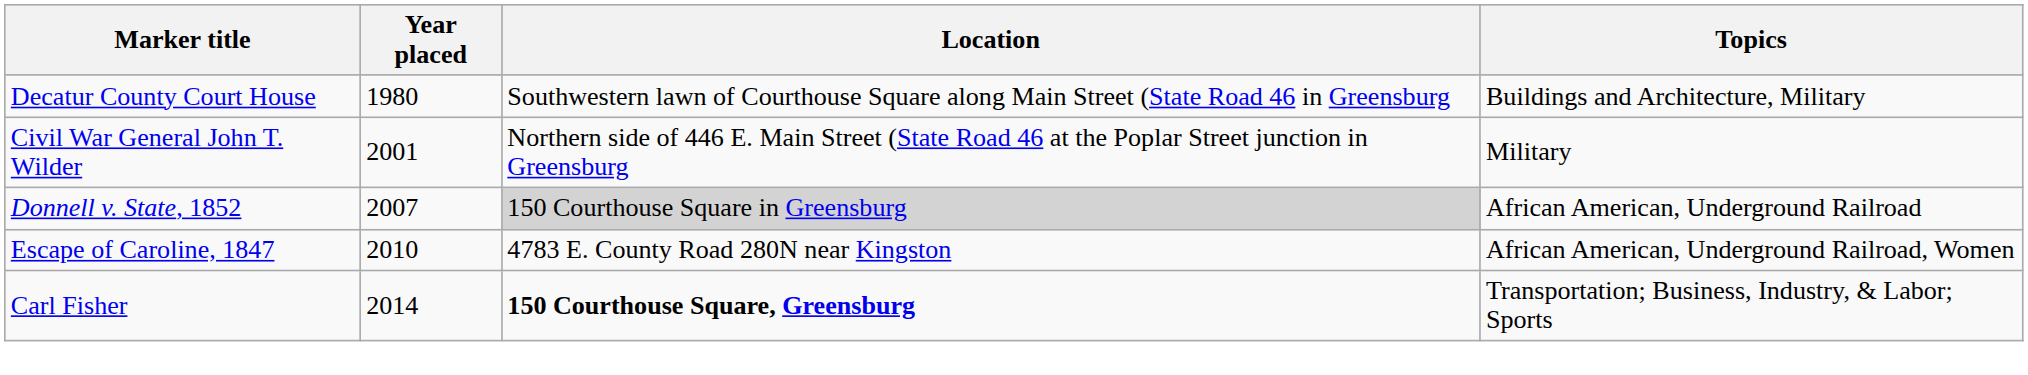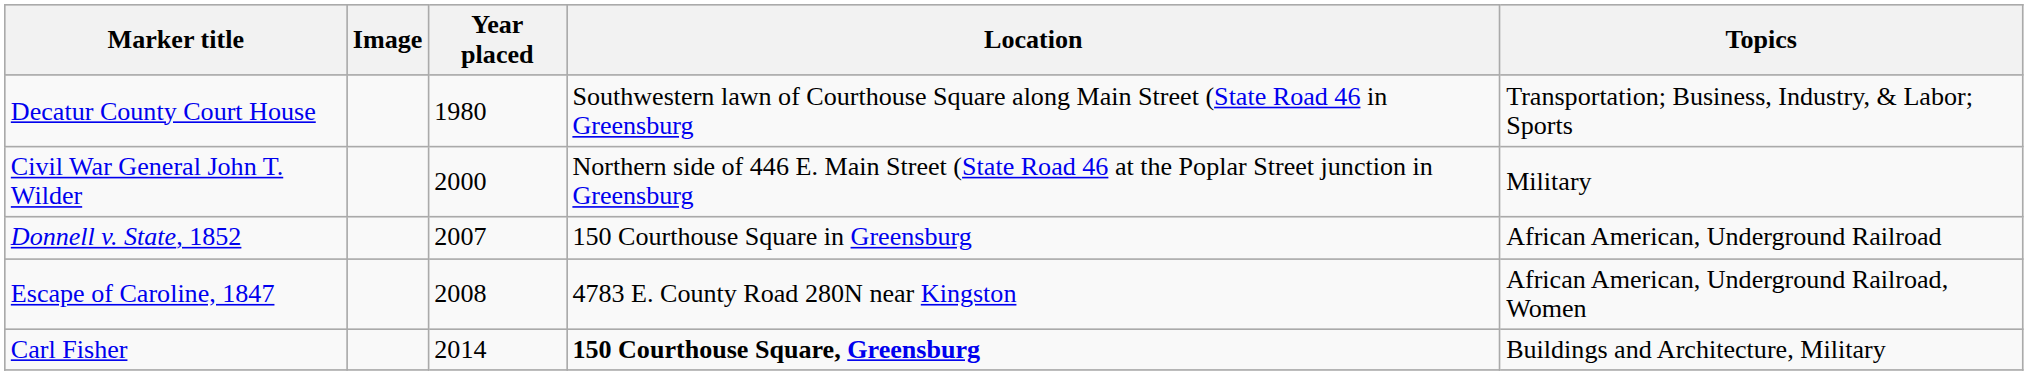+ column: (388, 39)
(1676, 95) Buildings and Architecture, Military -> (1740, 110) Transportation; Business, Industry, & Labor; Sports
(392, 151) 2001 -> (460, 181) 2000
(707, 207) lightgrey background -> (772, 237) no background
(392, 249) 2010 -> (460, 293) 2008
(1719, 305) Transportation; Business, Industry, & Labor; Sports -> (1696, 349) Buildings and Architecture, Military
